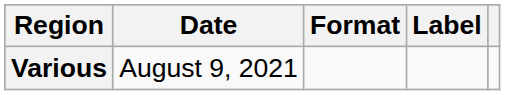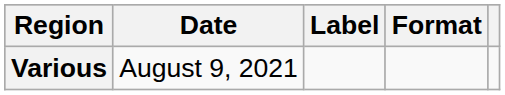columns swapped: (355, 25) <-> (447, 25)
